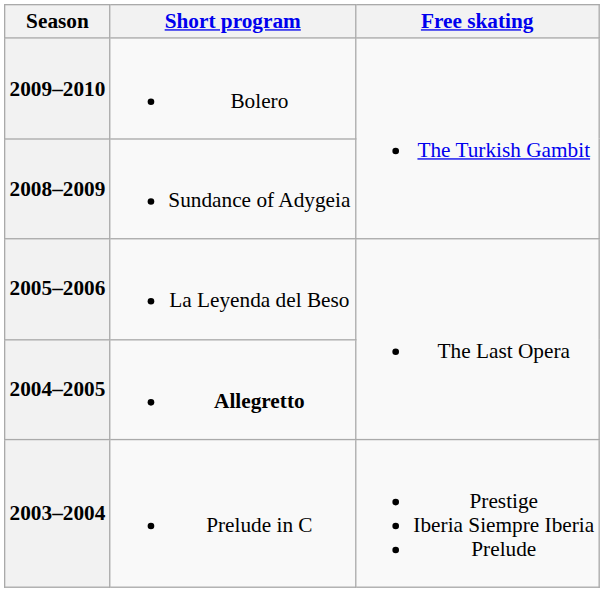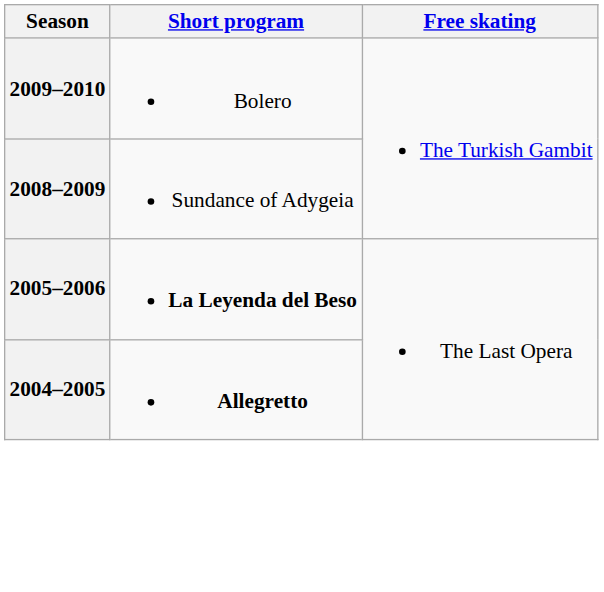(233, 301) normal -> (236, 301) bold
- row: (57, 513)
